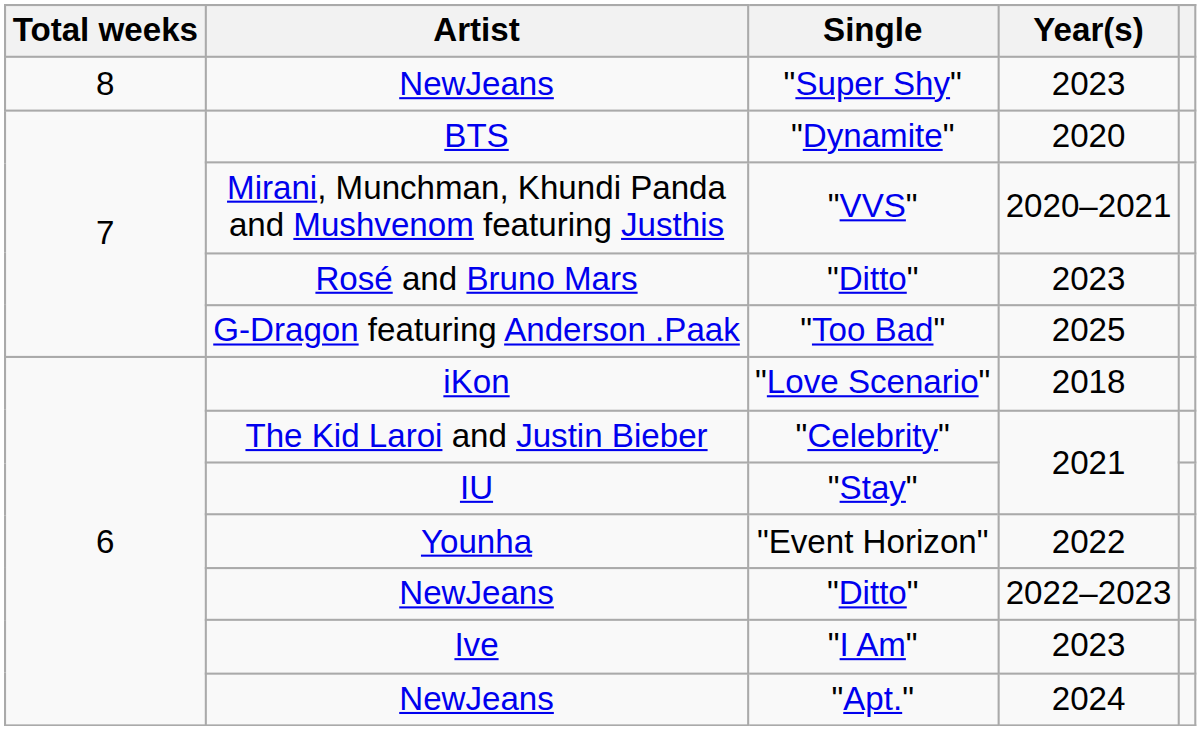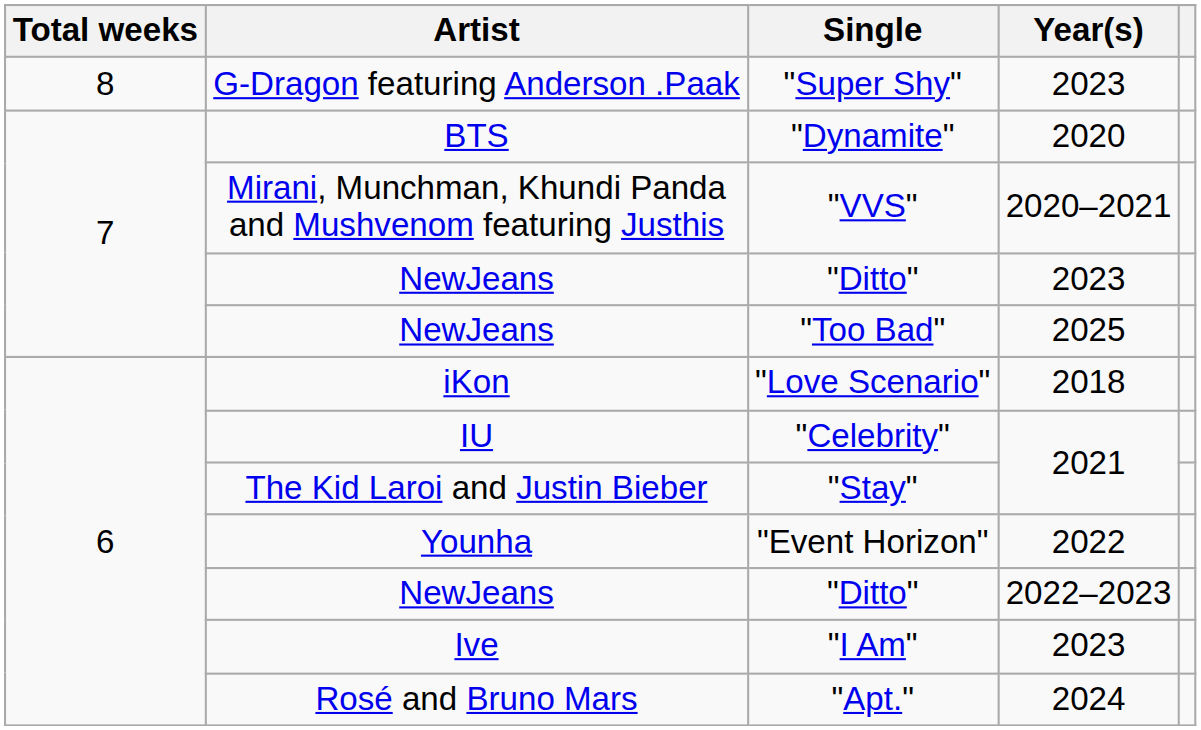(477, 83) NewJeans -> (477, 83) G-Dragon featuring Anderson .Paak
(477, 278) Rosé and Bruno Mars -> (477, 278) NewJeans
(477, 330) G-Dragon featuring Anderson .Paak -> (477, 330) NewJeans
(477, 435) The Kid Laroi and Justin Bieber -> (477, 435) IU
(477, 488) IU -> (477, 488) The Kid Laroi and Justin Bieber
(477, 698) NewJeans -> (477, 698) Rosé and Bruno Mars
